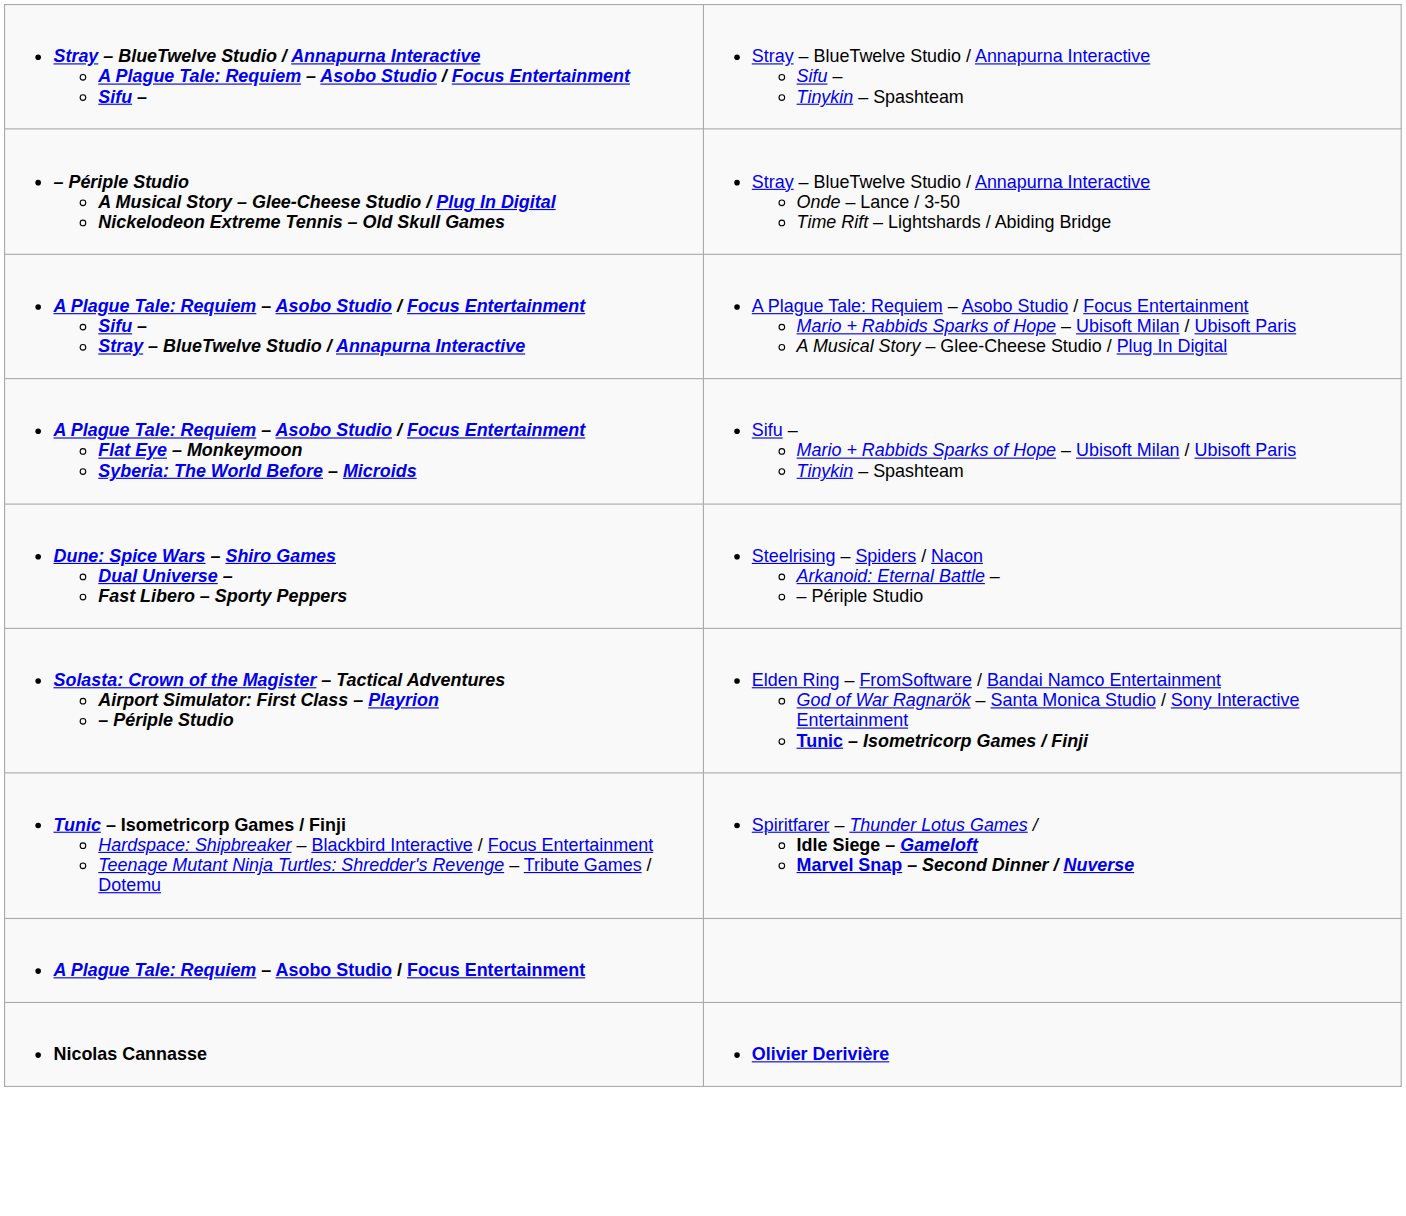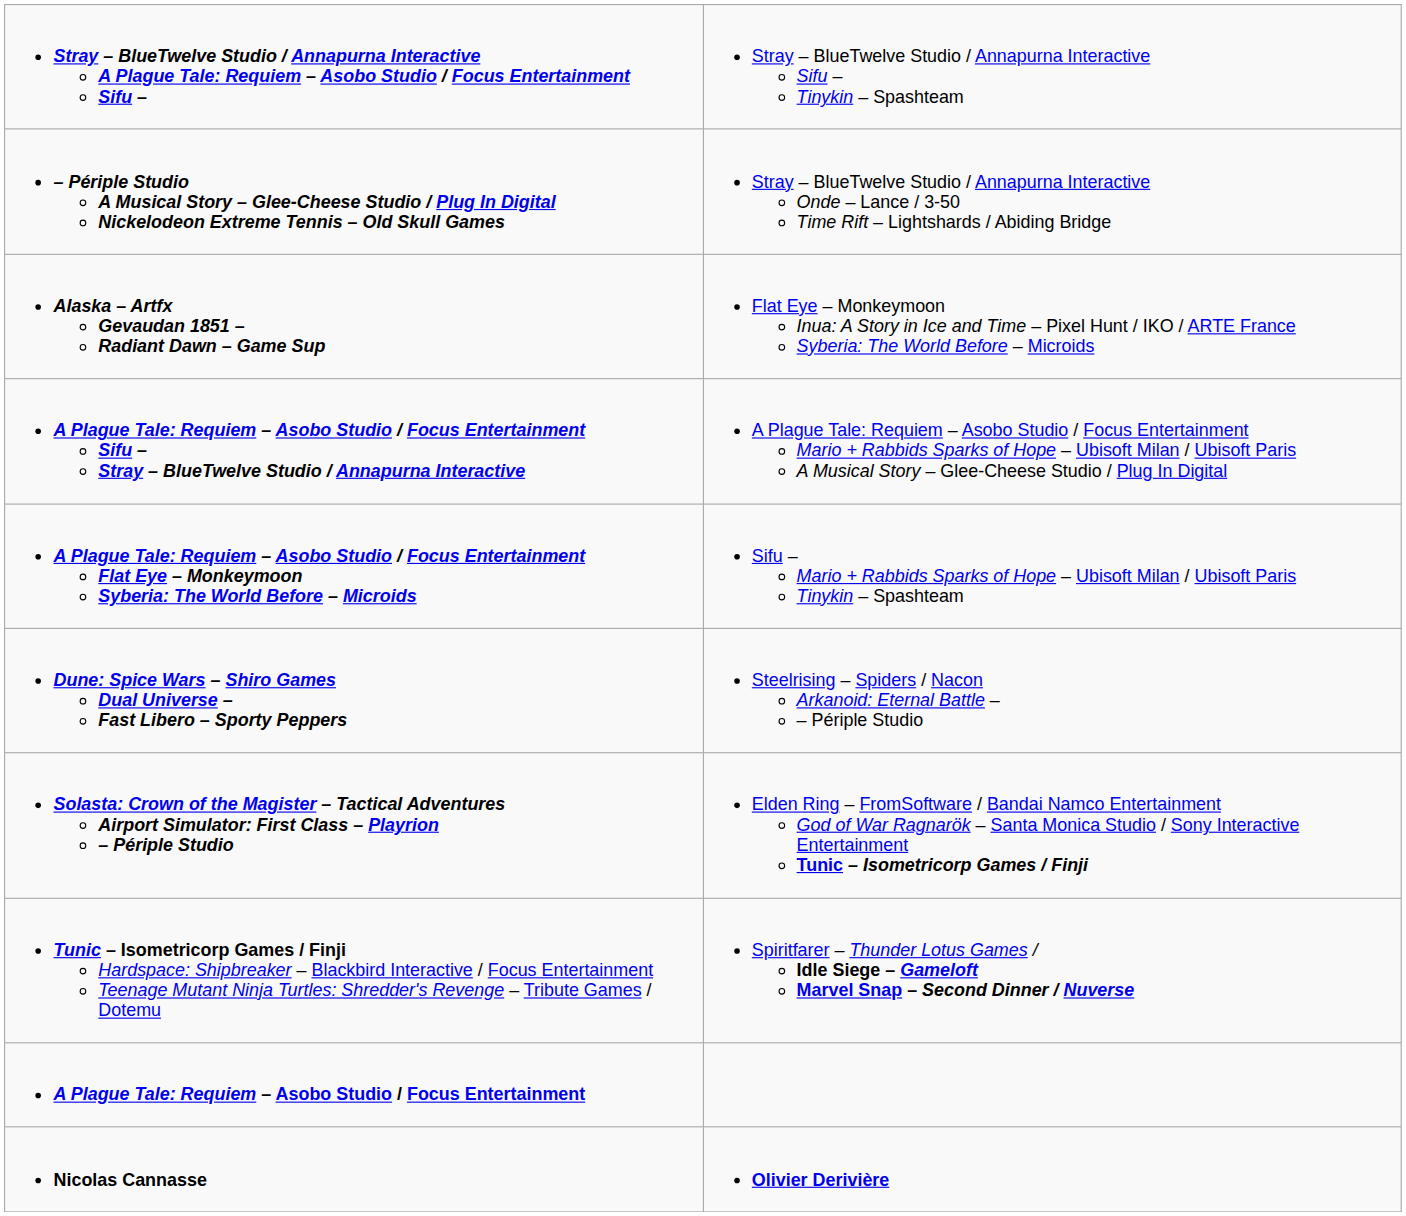+ row: (354, 326)
